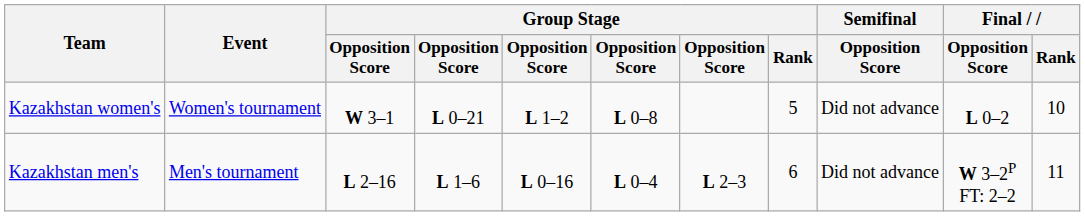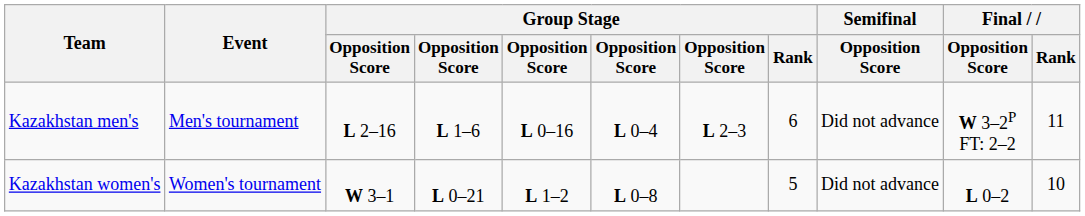rows swapped: (74, 172) <-> (85, 108)
